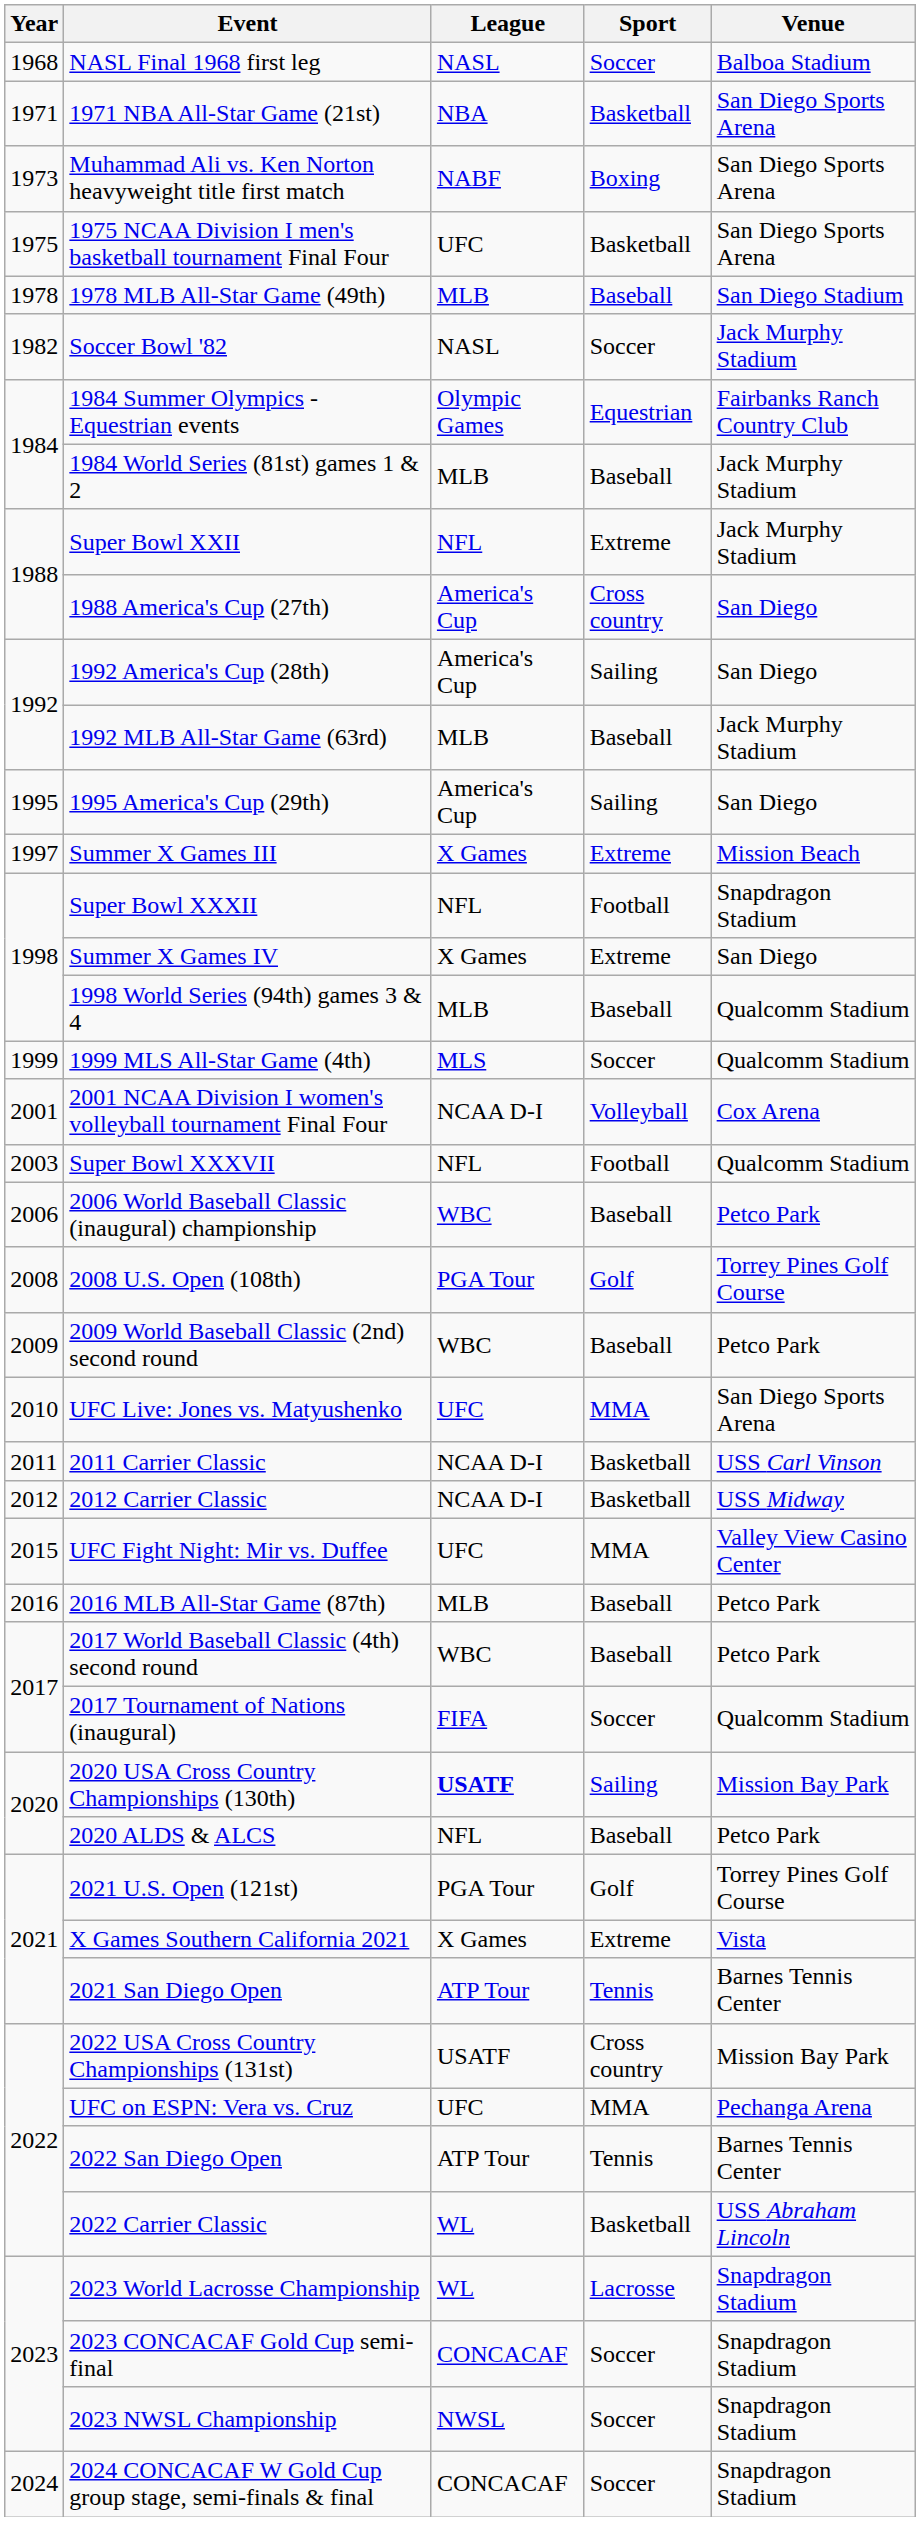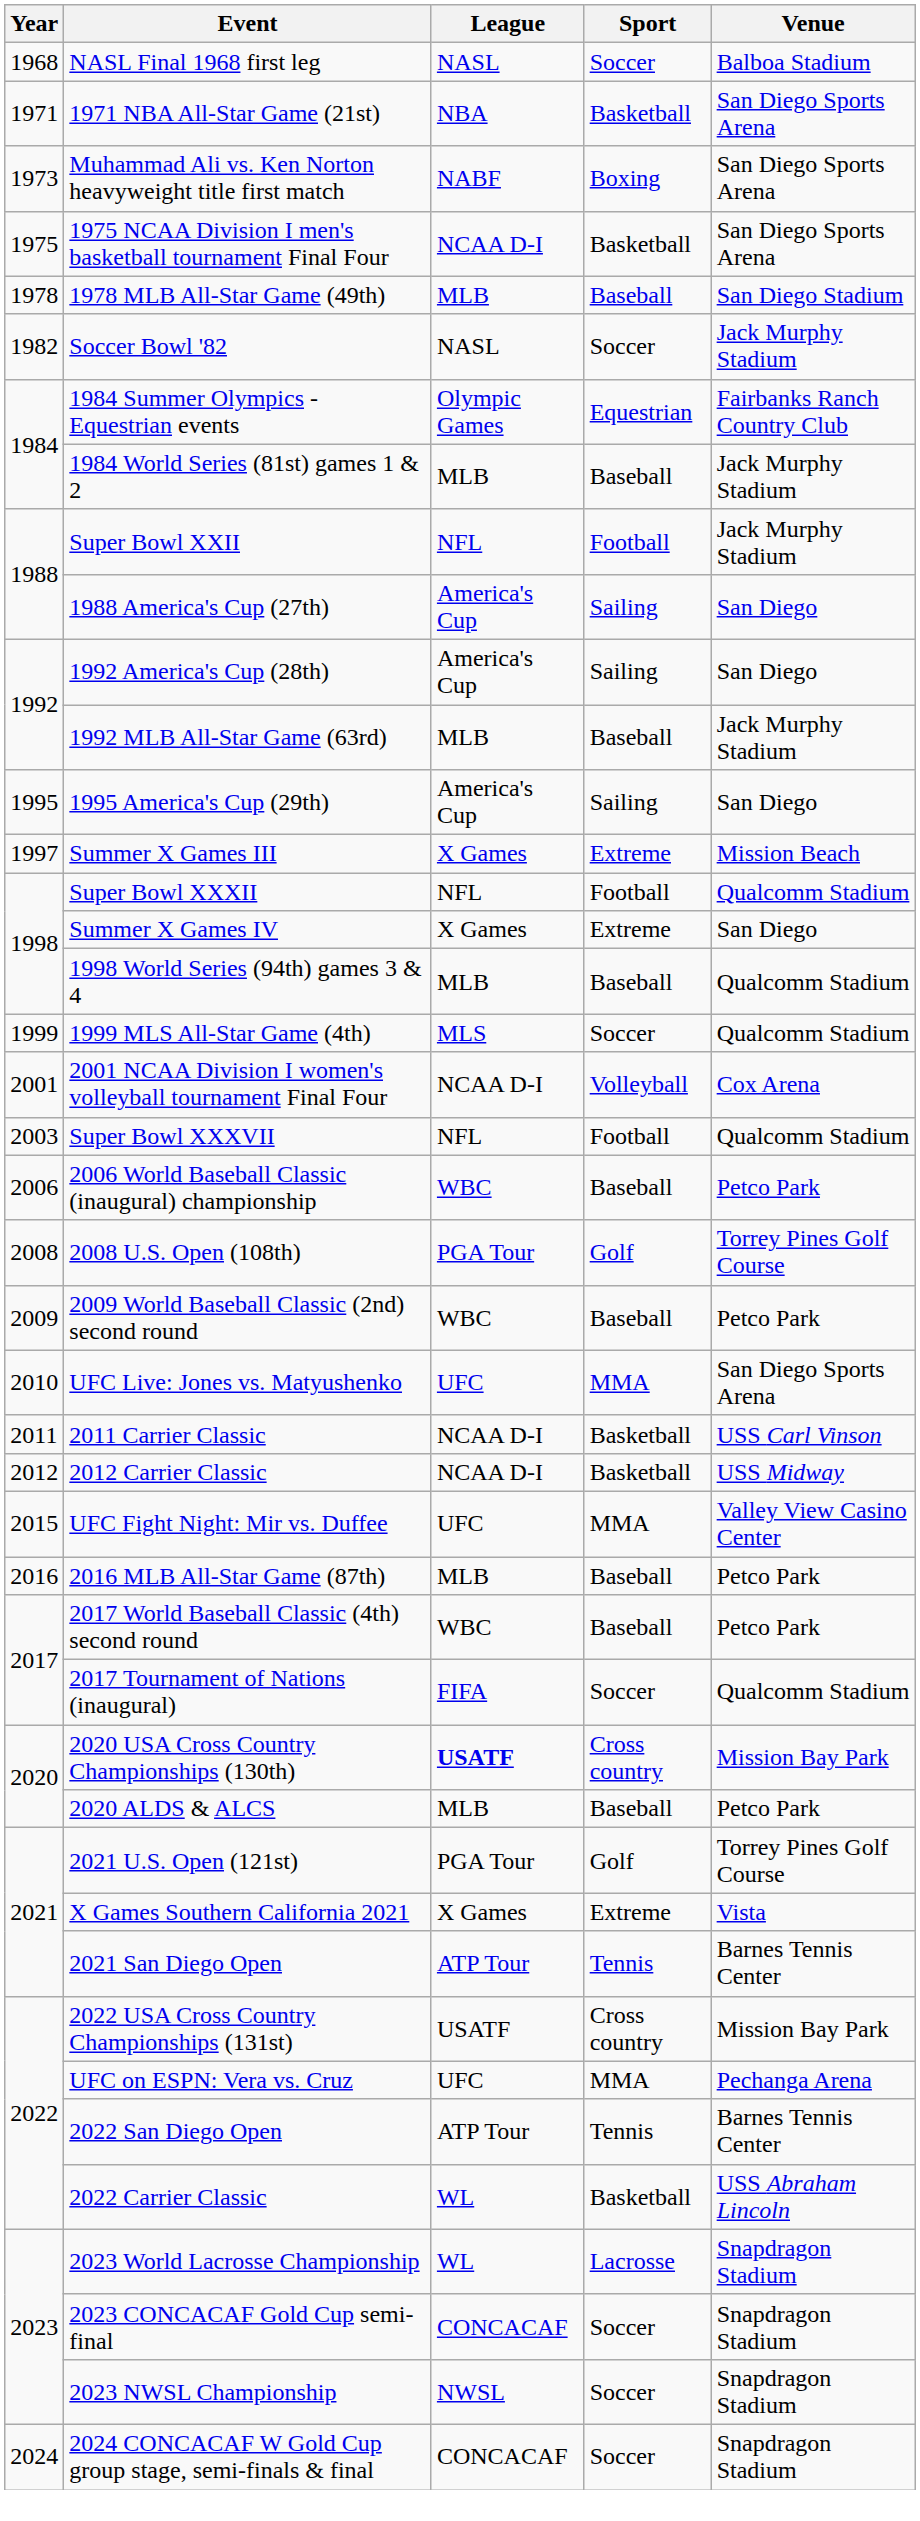(460, 243) UFC -> (490, 243) NCAA D-I
(630, 541) Extreme -> (630, 541) Football
(626, 606) Cross country -> (624, 606) Sailing
(774, 904) Snapdragon Stadium -> (813, 891) Qualcomm Stadium
(624, 1783) Sailing -> (626, 1756) Cross country
(460, 1835) NFL -> (463, 1808) MLB
